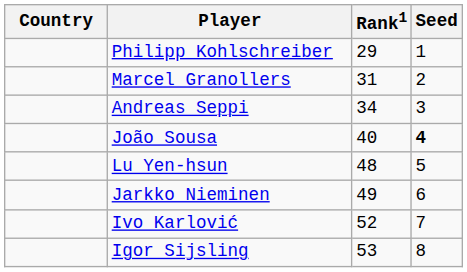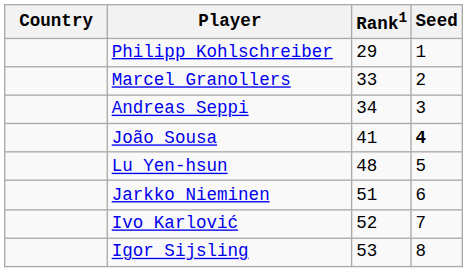(367, 81) 31 -> (367, 81) 33
(367, 138) 40 -> (367, 138) 41
(367, 195) 49 -> (367, 195) 51
